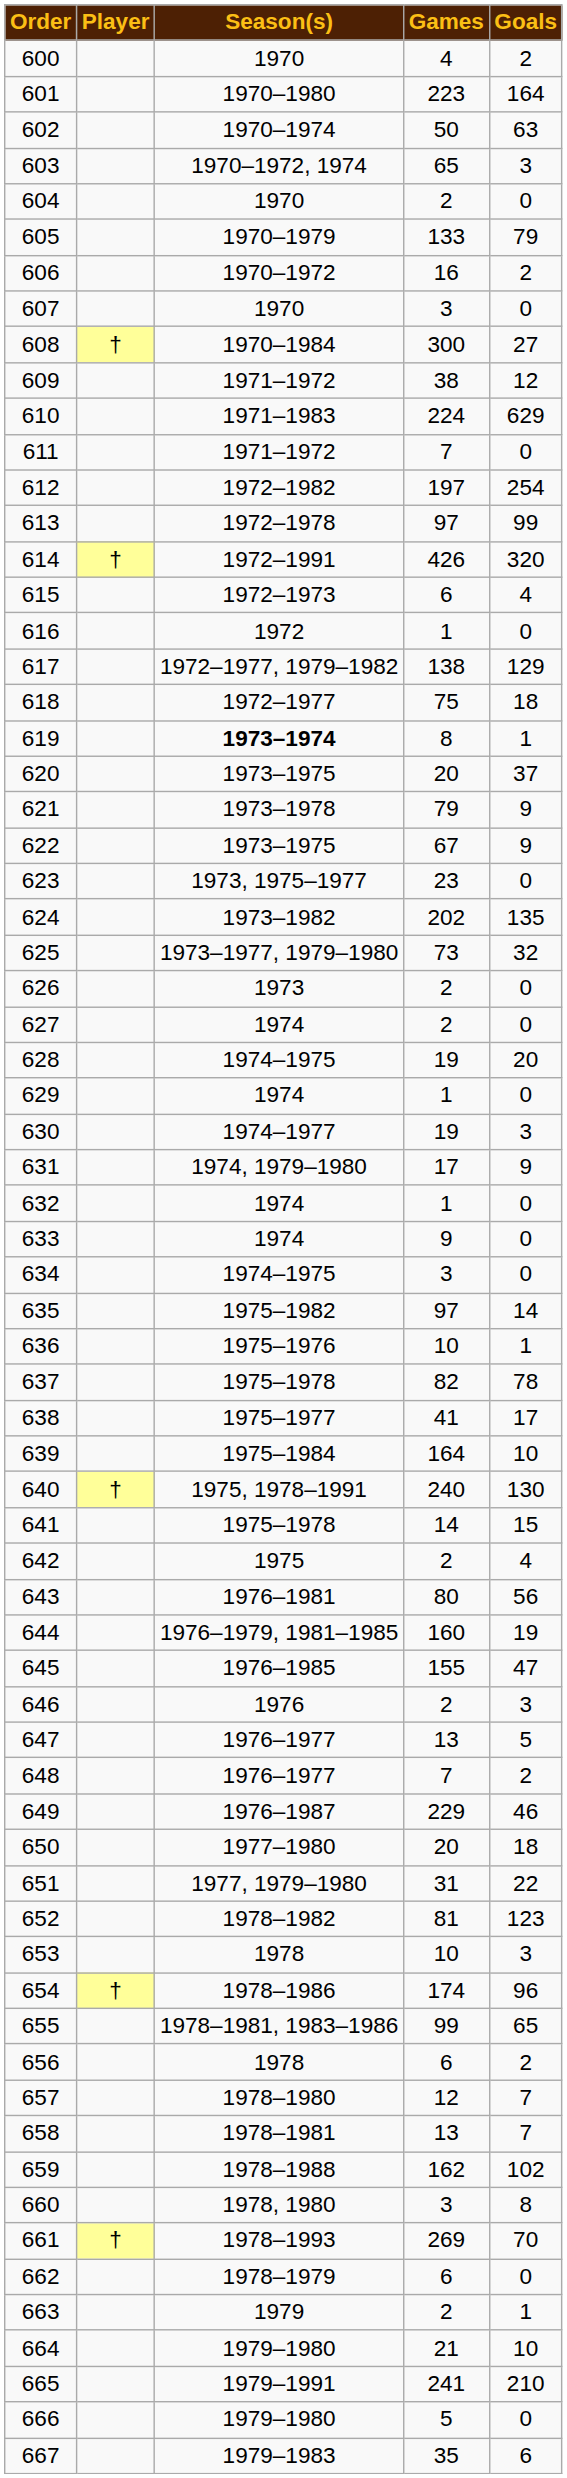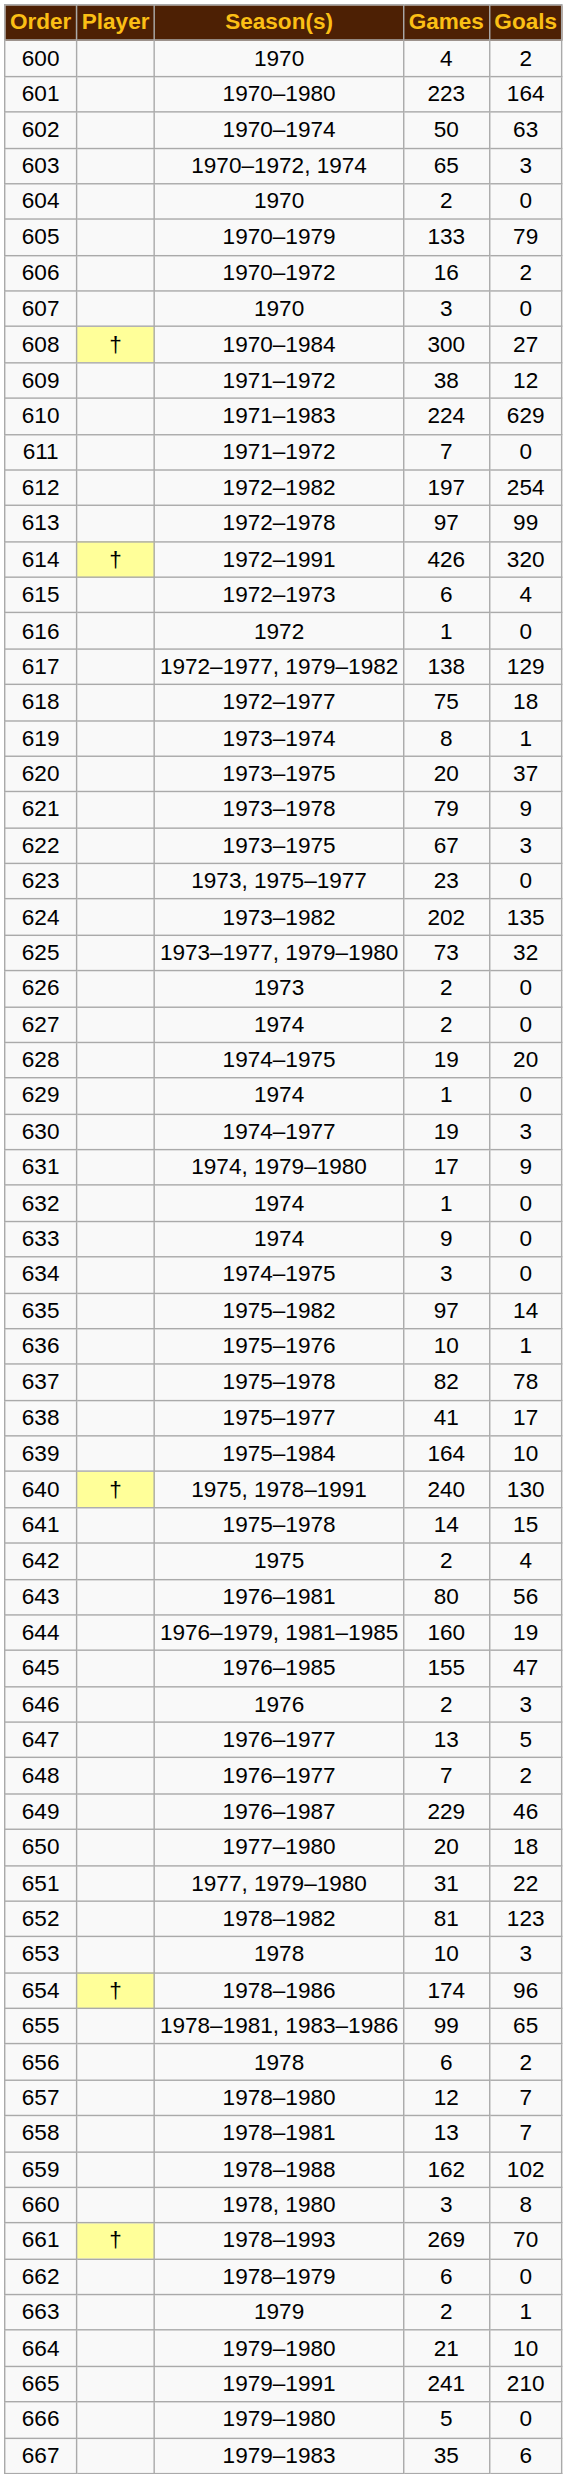(279, 737) bold -> (279, 737) normal
(526, 845) 9 -> (526, 845) 3
